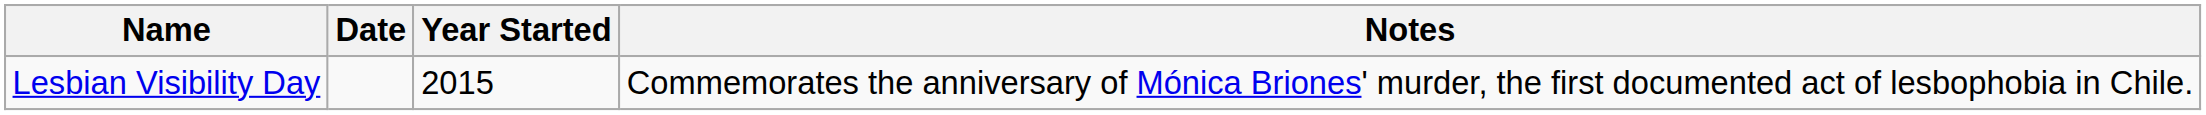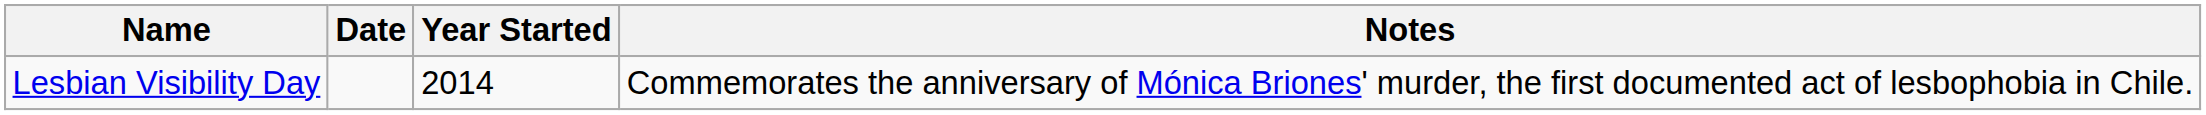(458, 82) 2015 -> (458, 82) 2014
